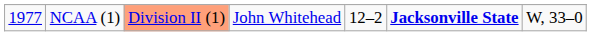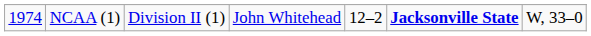(25, 17) 1977 -> (25, 17) 1974
(176, 17) lightsalmon background -> (176, 17) no background
